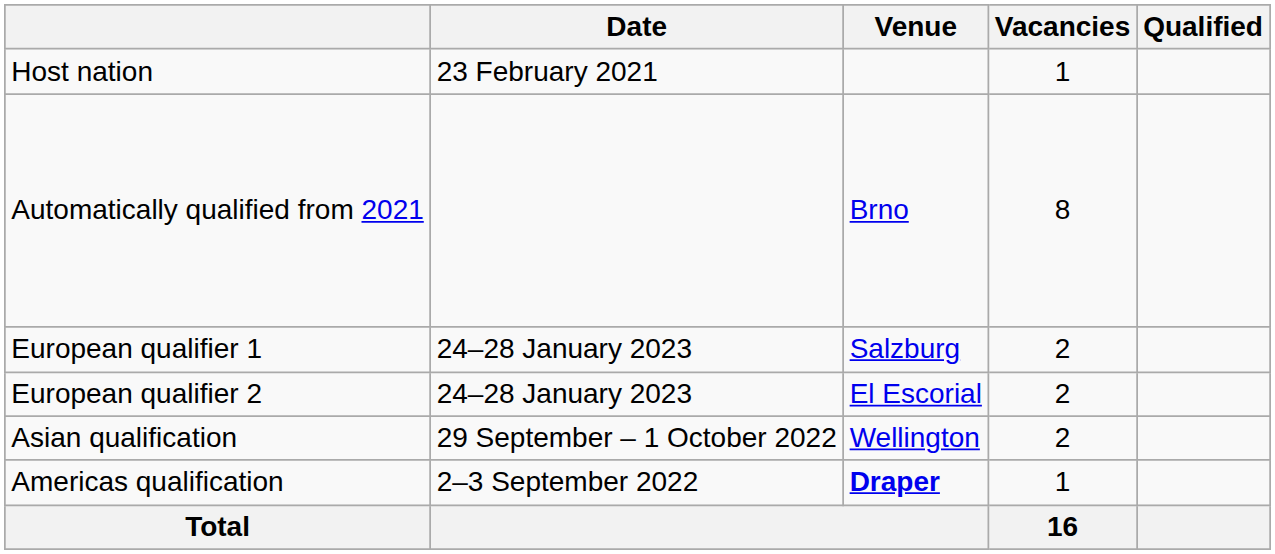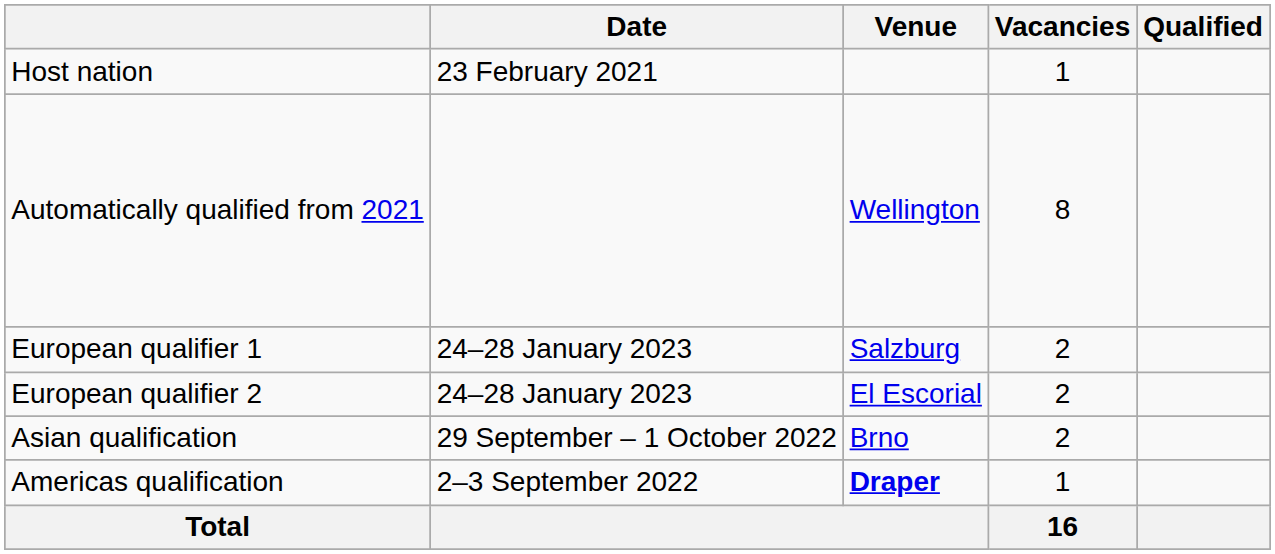(879, 210) Brno -> (915, 210) Wellington
(915, 437) Wellington -> (879, 437) Brno
